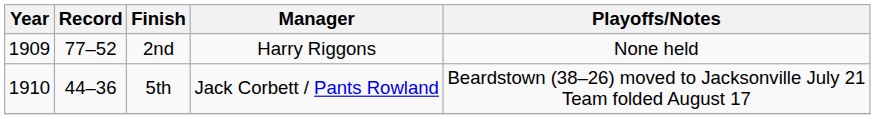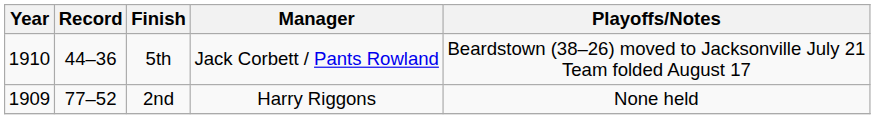rows swapped: (159, 48) <-> (159, 88)
